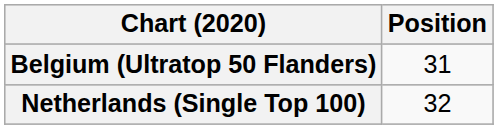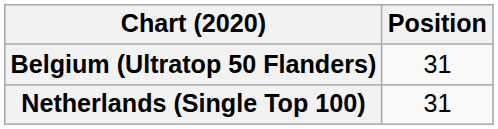(437, 104) 32 -> (437, 104) 31
